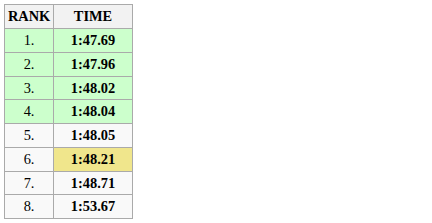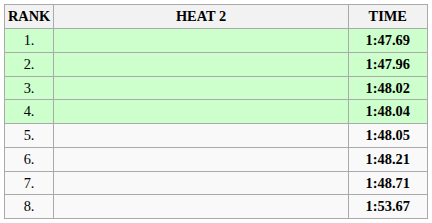+ column: (201, 16)
(93, 159) khaki background -> (388, 159) no background
